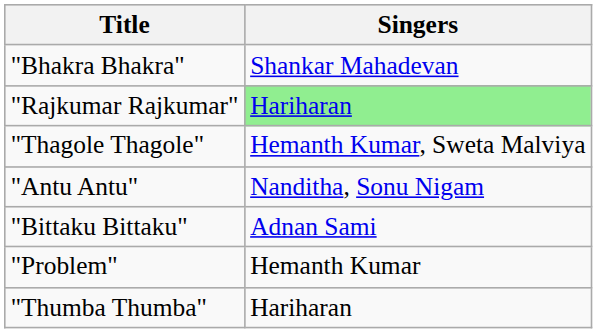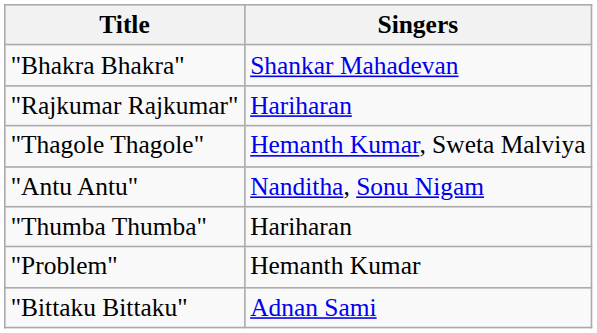(301, 105) lightgreen background -> (301, 105) no background
rows swapped: (109, 307) <-> (99, 226)
